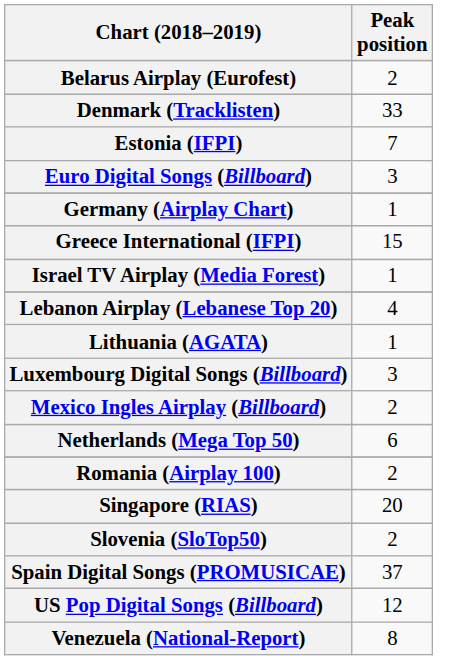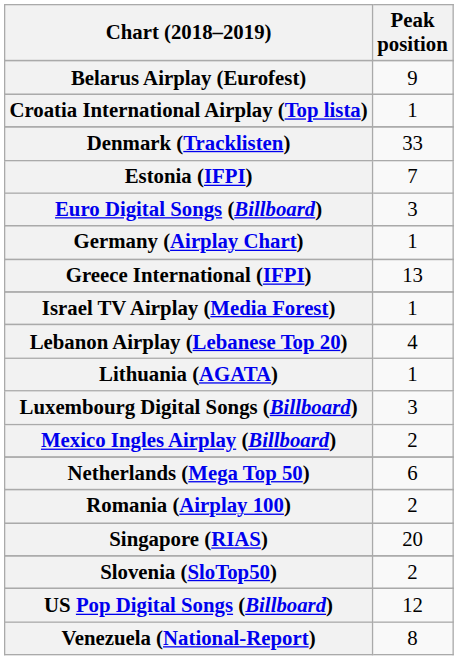(392, 77) 2 -> (413, 77) 9
+ row: (189, 110)
(392, 242) 15 -> (413, 275) 13
- row: (178, 572)
